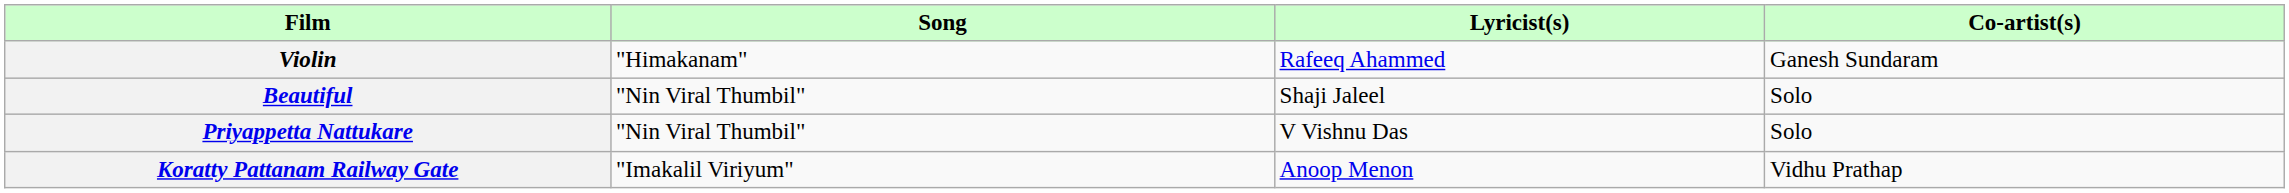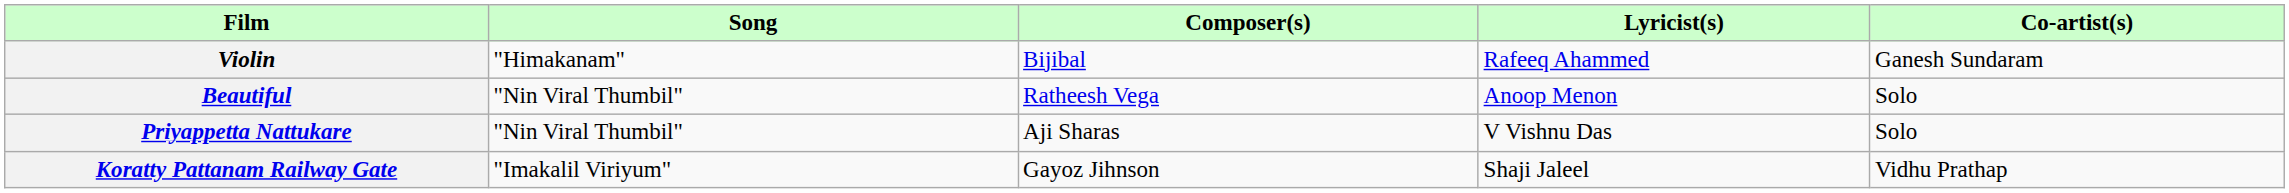+ column: (1248, 22)
(1332, 95) Shaji Jaleel -> (1551, 95) Anoop Menon
(1346, 168) Anoop Menon -> (1536, 168) Shaji Jaleel
